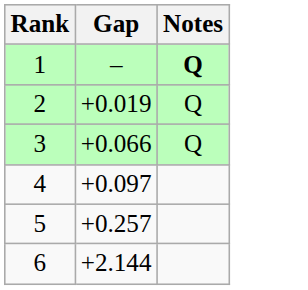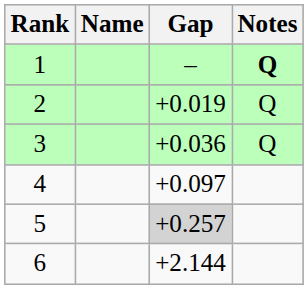+ column: (112, 24)
(116, 143) +0.066 -> (191, 143) +0.036
(116, 223) no background -> (191, 223) lightgrey background
